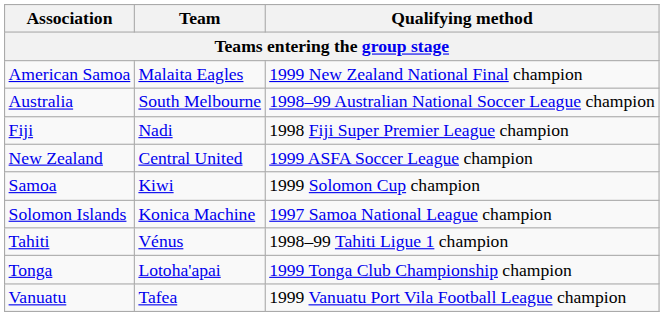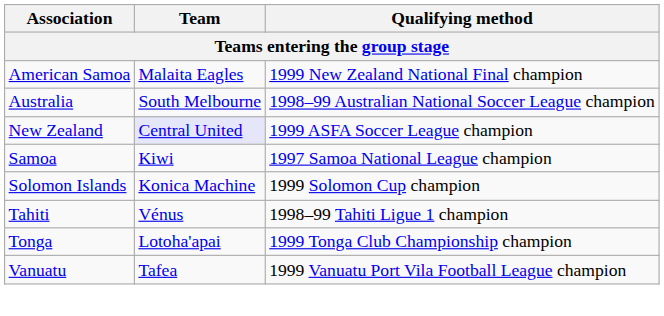- row: (21, 130)
(190, 158) no background -> (190, 130) lavender background
(375, 185) 1999 Solomon Cup champion -> (410, 158) 1997 Samoa National League champion
(410, 213) 1997 Samoa National League champion -> (375, 185) 1999 Solomon Cup champion
